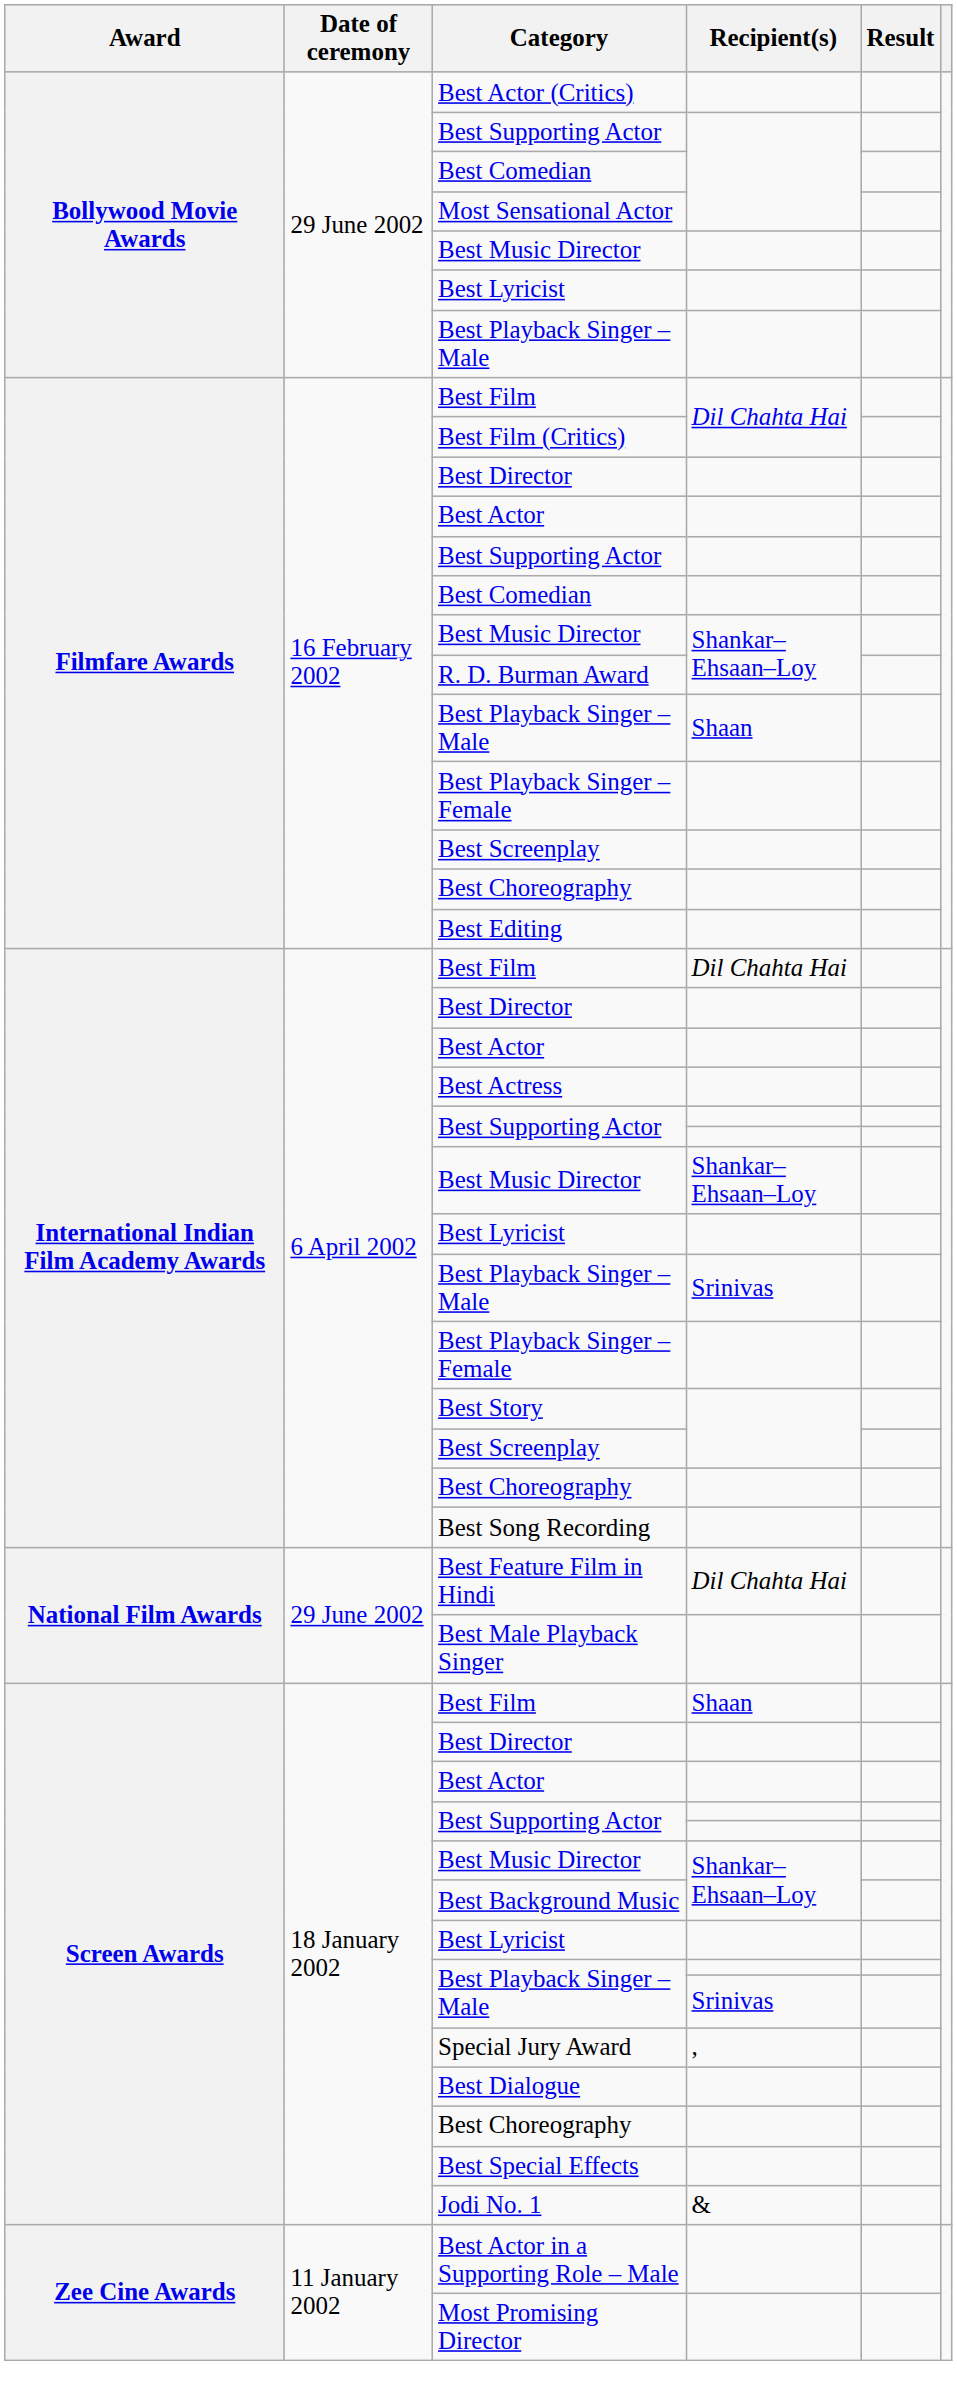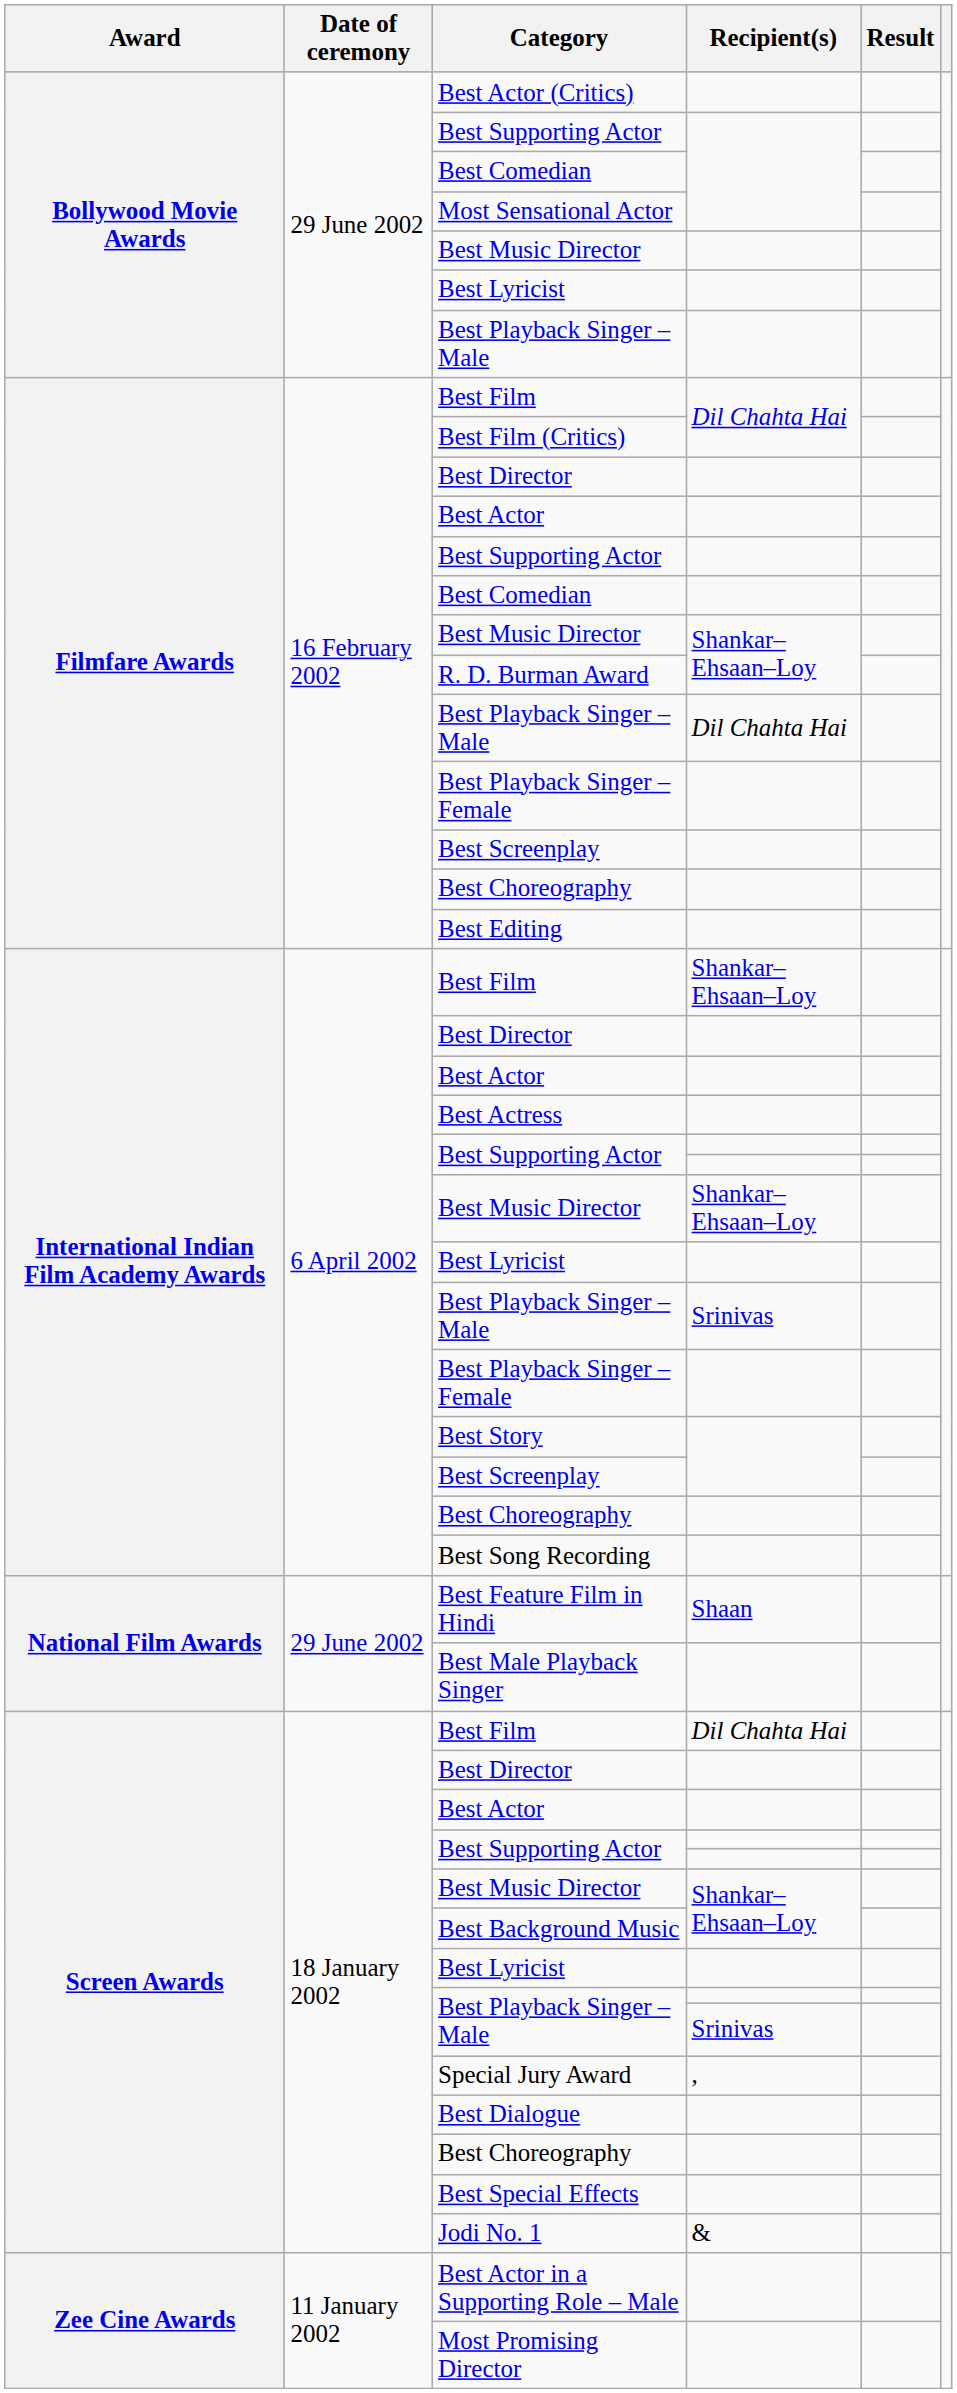(722, 727) Shaan -> (769, 727) Dil Chahta Hai
(769, 967) Dil Chahta Hai -> (754, 981) Shankar–Ehsaan–Loy
(769, 1580) Dil Chahta Hai -> (722, 1608) Shaan
(722, 1702) Shaan -> (769, 1730) Dil Chahta Hai
